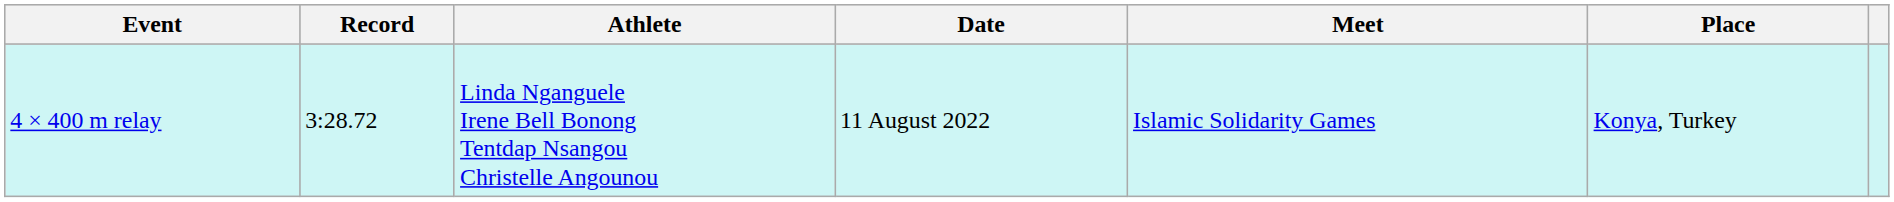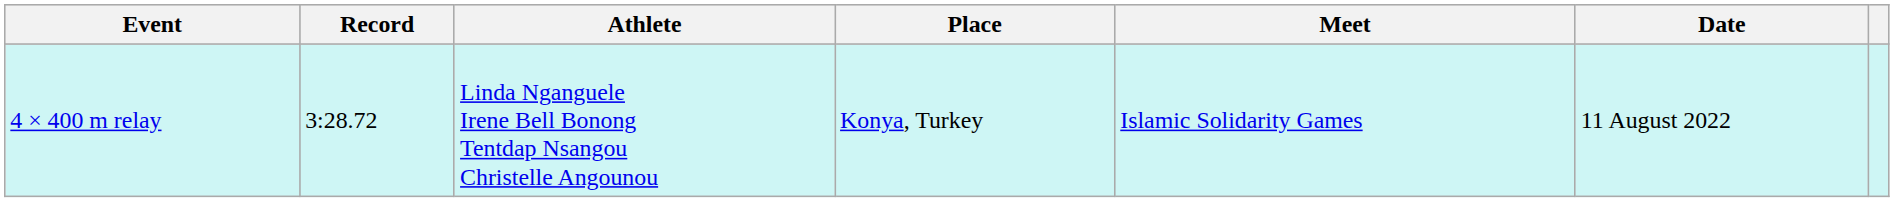columns swapped: (981, 24) <-> (1728, 24)
